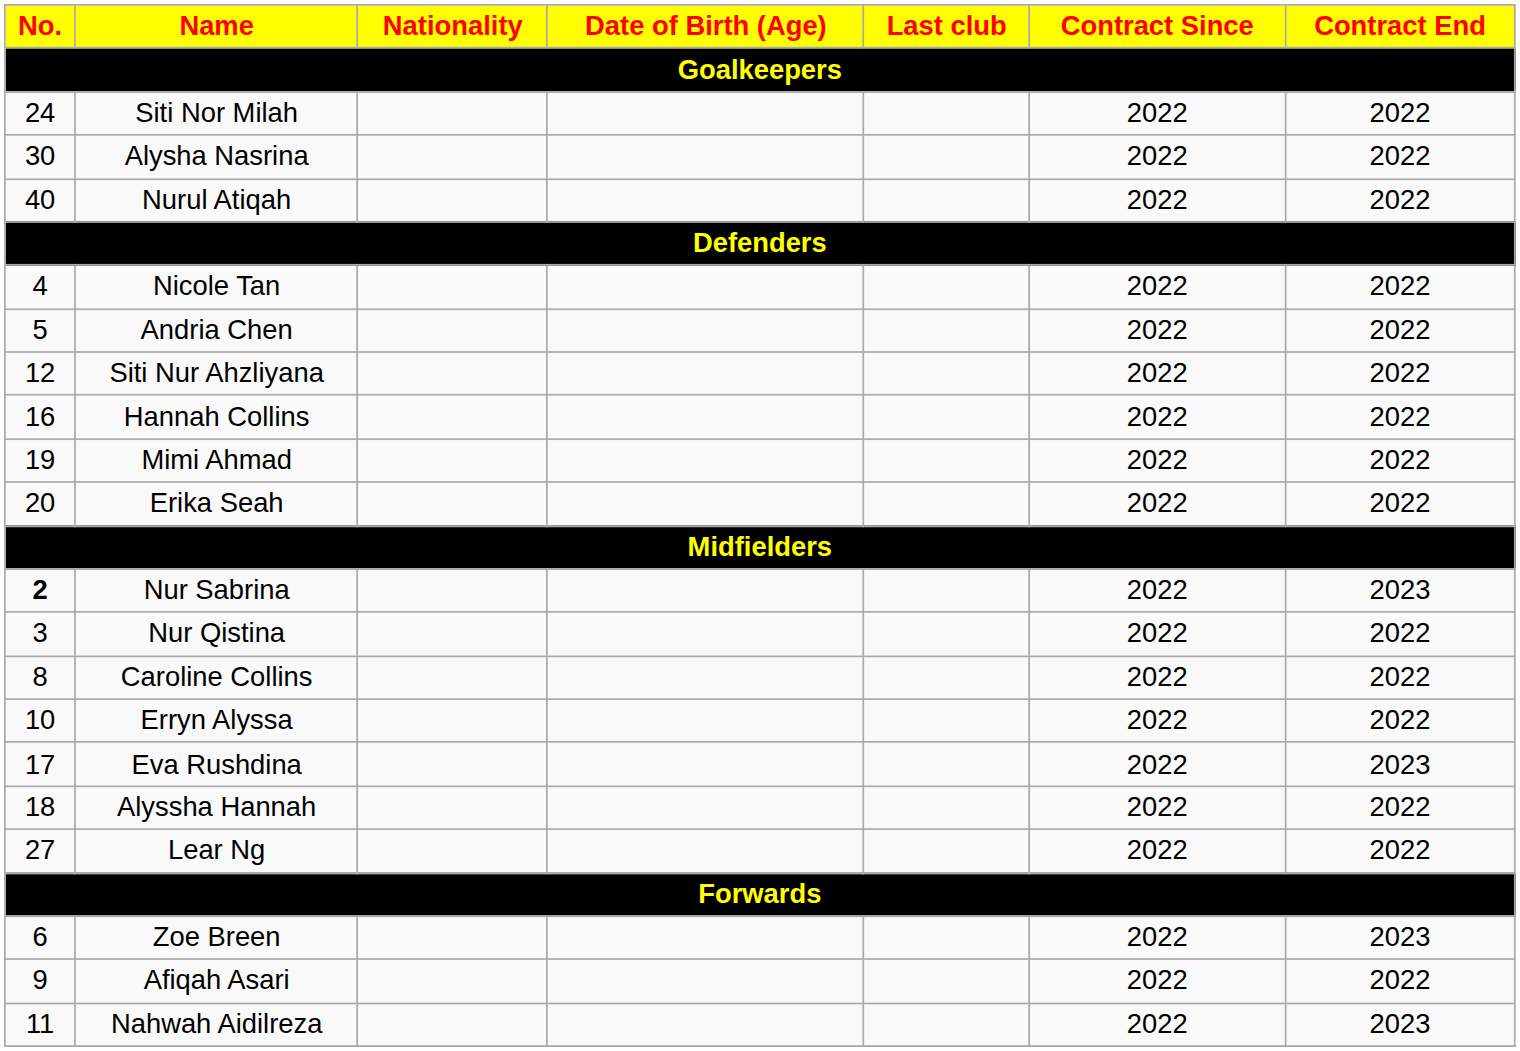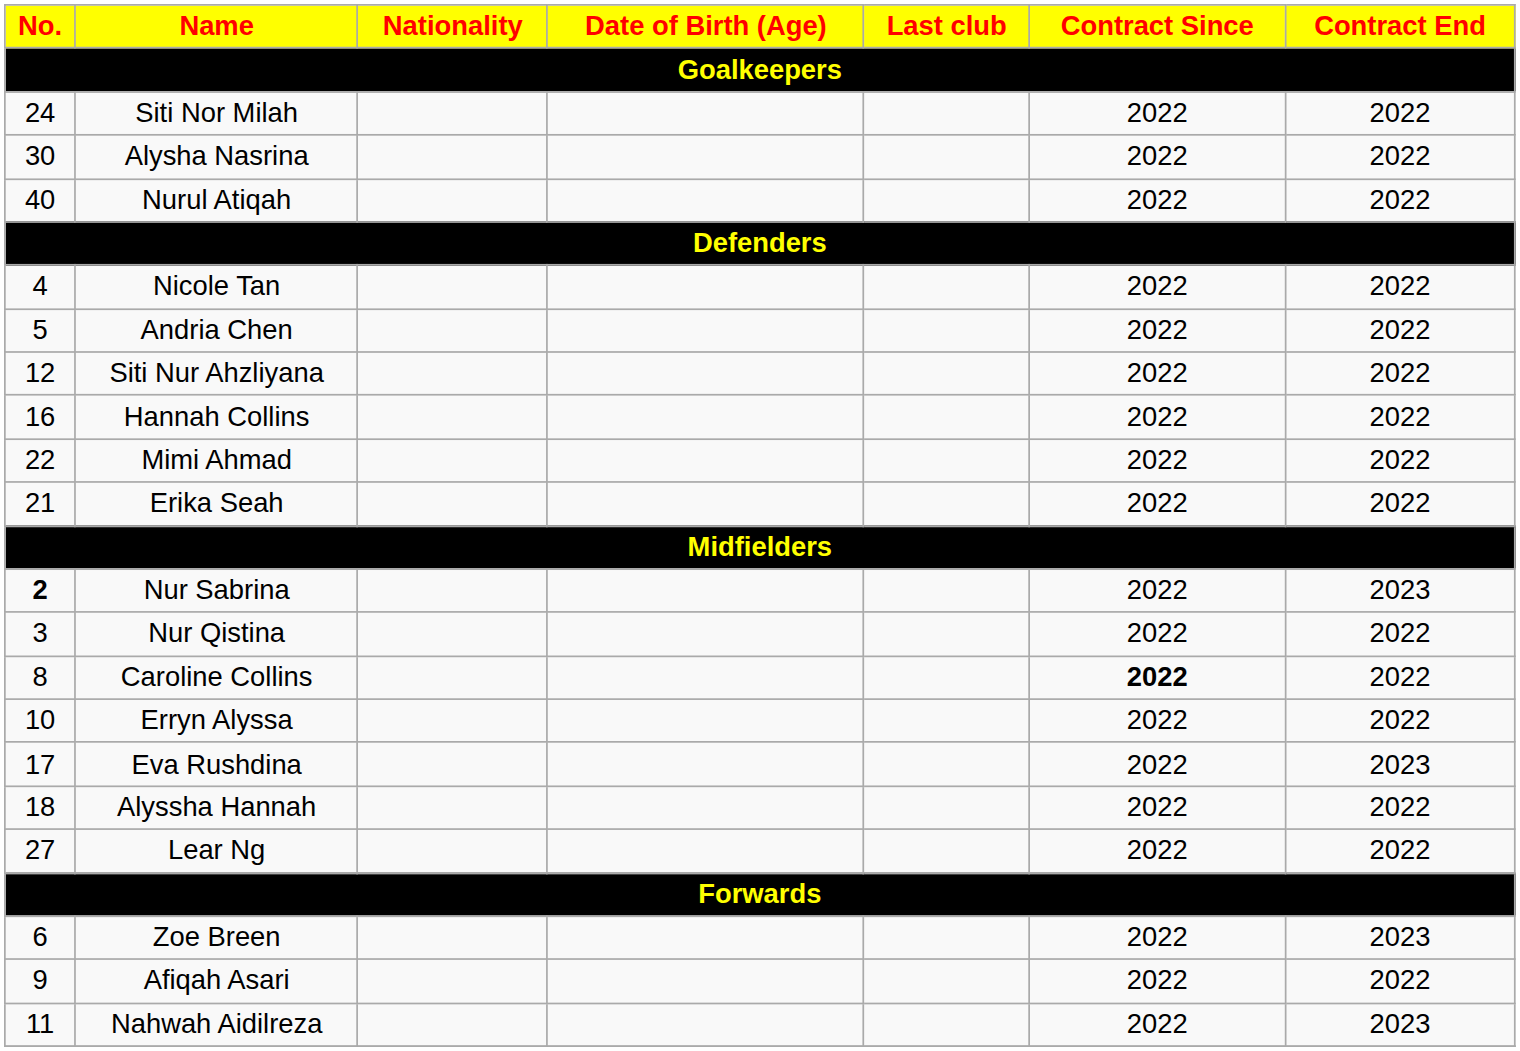(40, 460) 19 -> (40, 460) 22
(40, 503) 20 -> (40, 503) 21
(1157, 677) normal -> (1157, 677) bold
